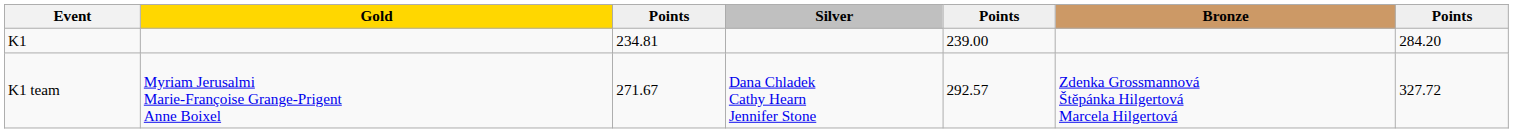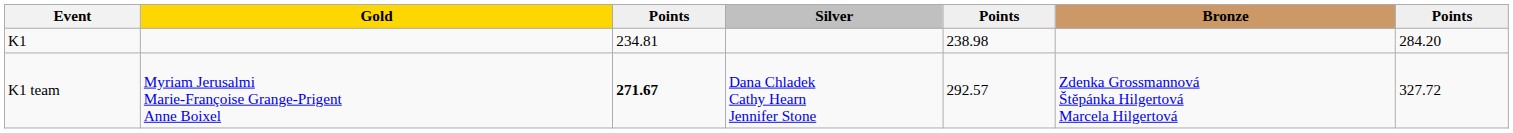(967, 40) 239.00 -> (967, 40) 238.98
(637, 90) normal -> (637, 90) bold
